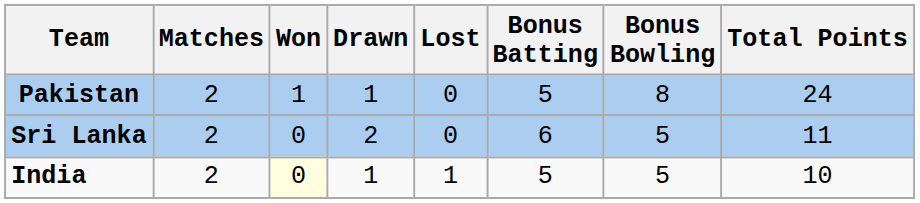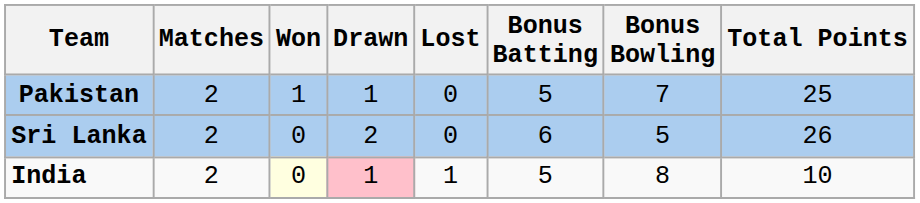(663, 95) 8 -> (663, 95) 7
(818, 95) 24 -> (818, 95) 25
(818, 136) 11 -> (818, 136) 26
(371, 177) no background -> (371, 177) pink background
(663, 177) 5 -> (663, 177) 8
